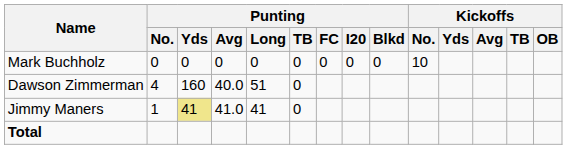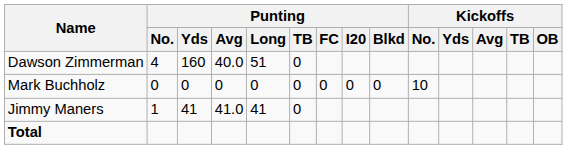rows swapped: (57, 62) <-> (76, 86)
(189, 109) khaki background -> (189, 109) no background
